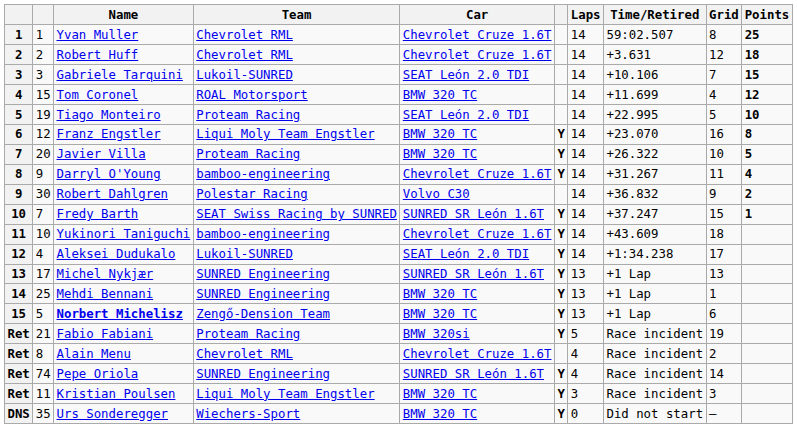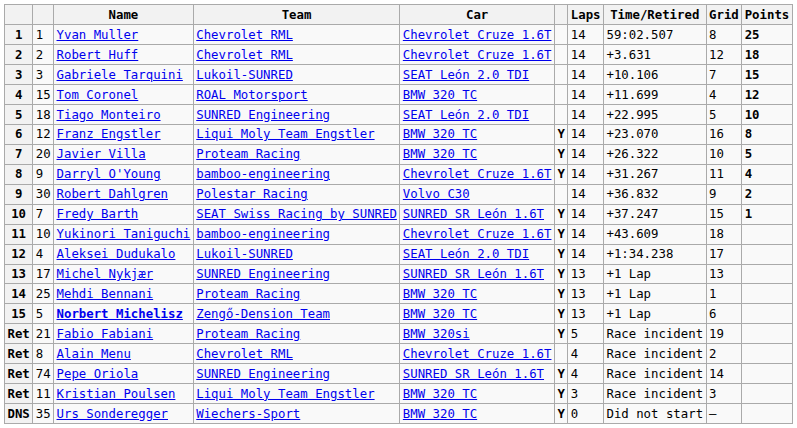(43, 114) 19 -> (43, 114) 18
(248, 114) Proteam Racing -> (263, 114) SUNRED Engineering
(263, 294) SUNRED Engineering -> (248, 294) Proteam Racing
